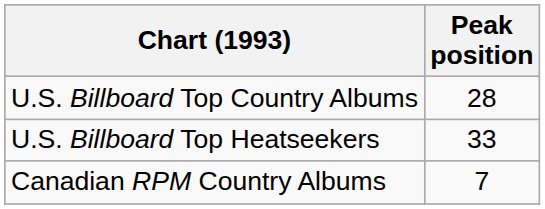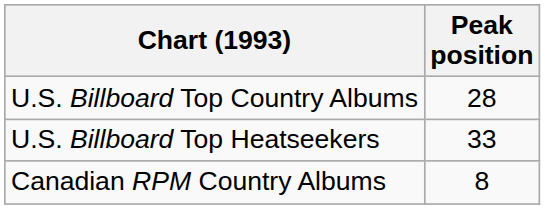(482, 181) 7 -> (482, 181) 8
